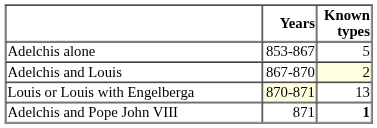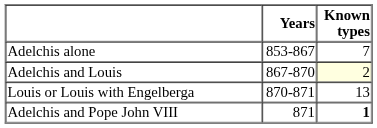(366, 51) 5 -> (366, 51) 7
(290, 92) lightyellow background -> (290, 92) no background
